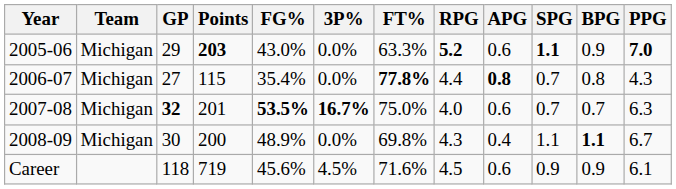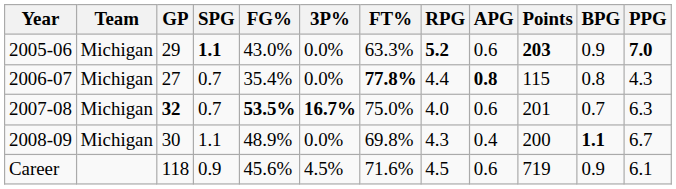columns swapped: (223, 19) <-> (554, 19)
